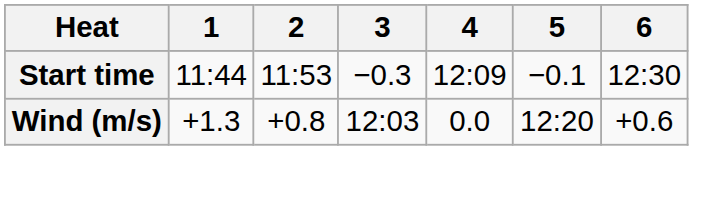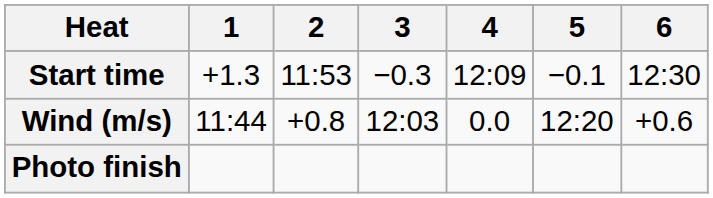(211, 74) 11:44 -> (231, 74) +1.3
(211, 121) +1.3 -> (231, 121) 11:44
+ row: (97, 167)
